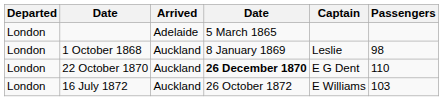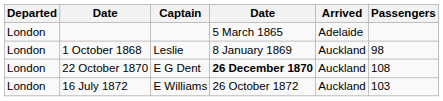columns swapped: (177, 13) <-> (339, 13)
(380, 68) 110 -> (381, 68) 108
